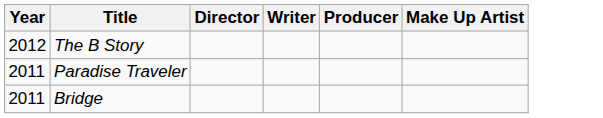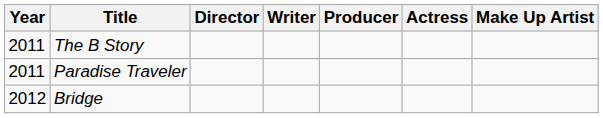+ column: (437, 17)
(27, 44) 2012 -> (27, 44) 2011
(27, 98) 2011 -> (27, 98) 2012
